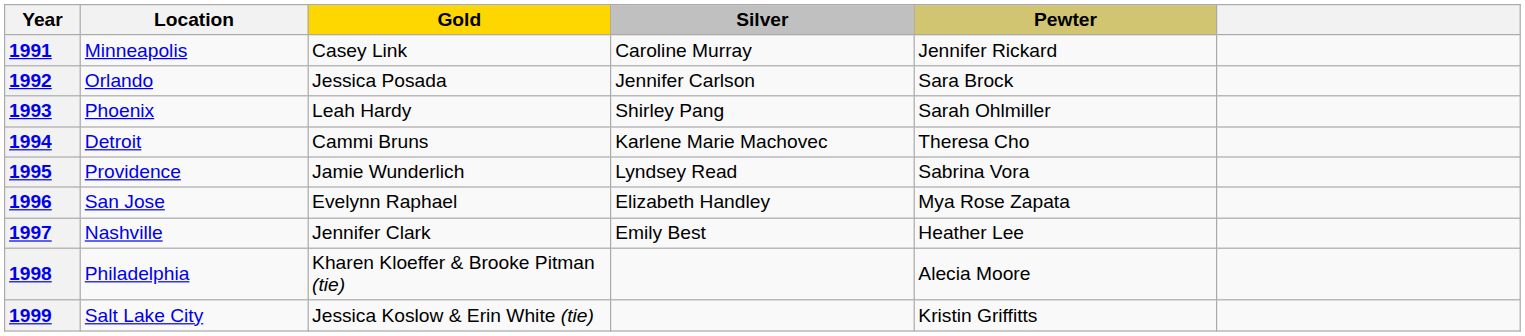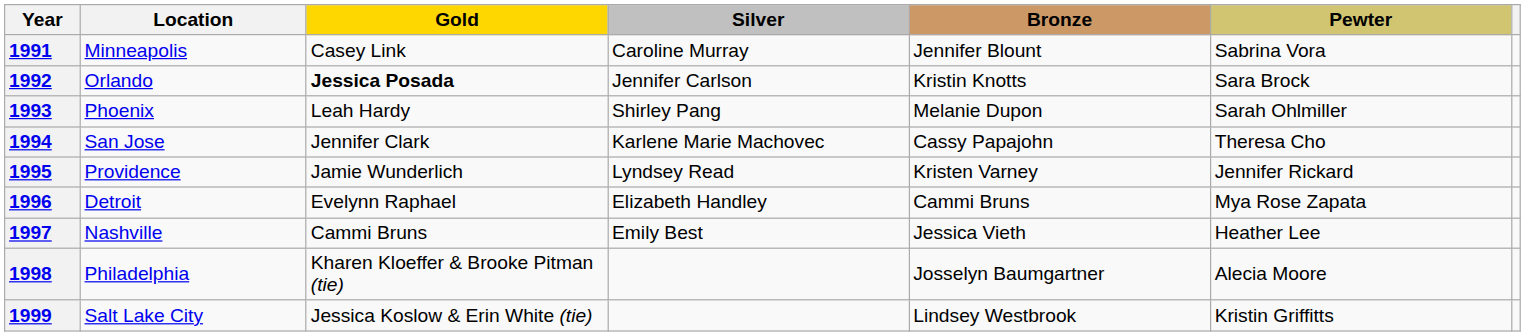+ column: (1060, 19)
(988, 50) Jennifer Rickard -> (1270, 50) Sabrina Vora
(379, 80) normal -> (382, 80) bold
(113, 141) Detroit -> (125, 141) San Jose
(370, 141) Cammi Bruns -> (370, 141) Jennifer Clark
(974, 171) Sabrina Vora -> (1284, 171) Jennifer Rickard
(125, 202) San Jose -> (113, 202) Detroit
(371, 232) Jennifer Clark -> (369, 232) Cammi Bruns
